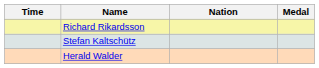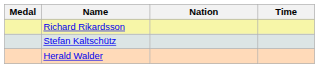columns swapped: (296, 12) <-> (33, 12)
